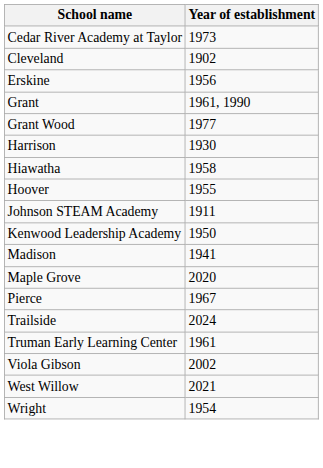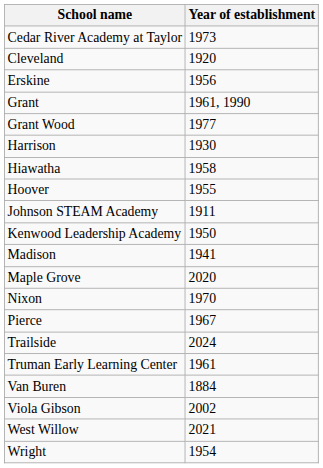(202, 59) 1902 -> (202, 59) 1920
+ row: (25, 299)
+ row: (37, 386)
